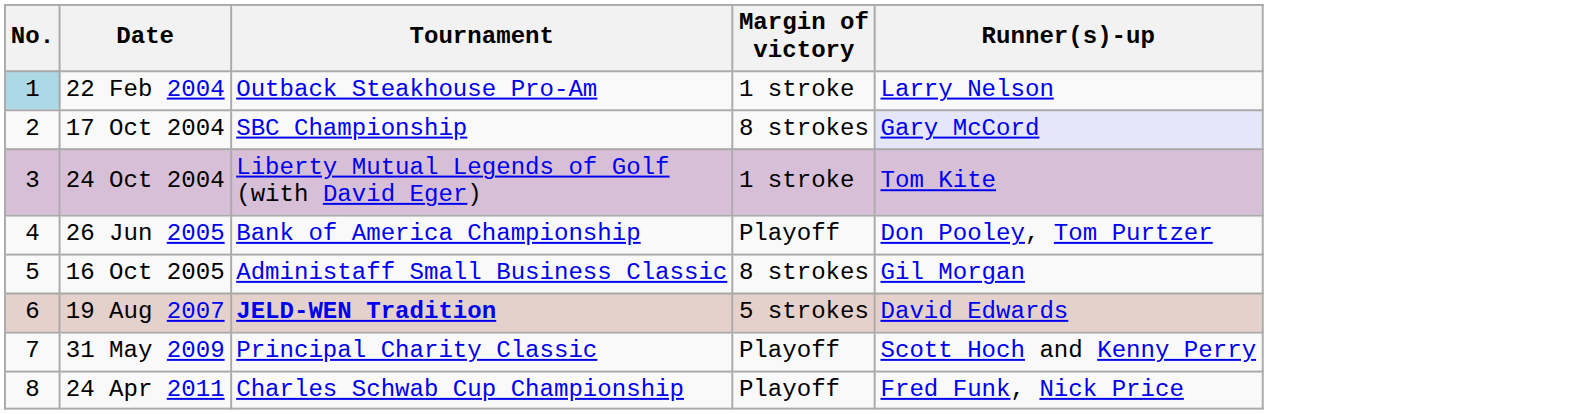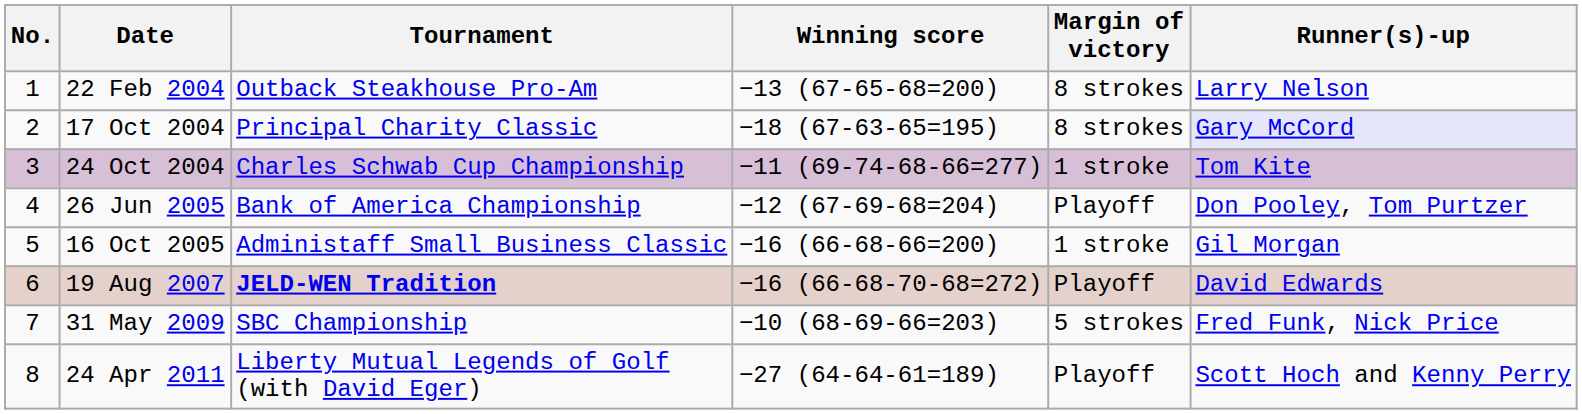+ column: (891, 38)
(32, 91) lightblue background -> (32, 91) no background
(797, 91) 1 stroke -> (1119, 91) 8 strokes
(352, 130) SBC Championship -> (417, 130) Principal Charity Classic
(453, 182) Liberty Mutual Legends of Golf (with David Eger) -> (460, 169) Charles Schwab Cup Championship
(804, 274) 8 strokes -> (1112, 246) 1 stroke
(804, 313) 5 strokes -> (1104, 285) Playoff
(417, 352) Principal Charity Classic -> (352, 324) SBC Championship
(789, 352) Playoff -> (1119, 324) 5 strokes
(1068, 352) Scott Hoch and Kenny Perry -> (1347, 324) Fred Funk, Nick Price
(460, 390) Charles Schwab Cup Championship -> (453, 377) Liberty Mutual Legends of Golf (with David Eger)
(1032, 390) Fred Funk, Nick Price -> (1383, 377) Scott Hoch and Kenny Perry
